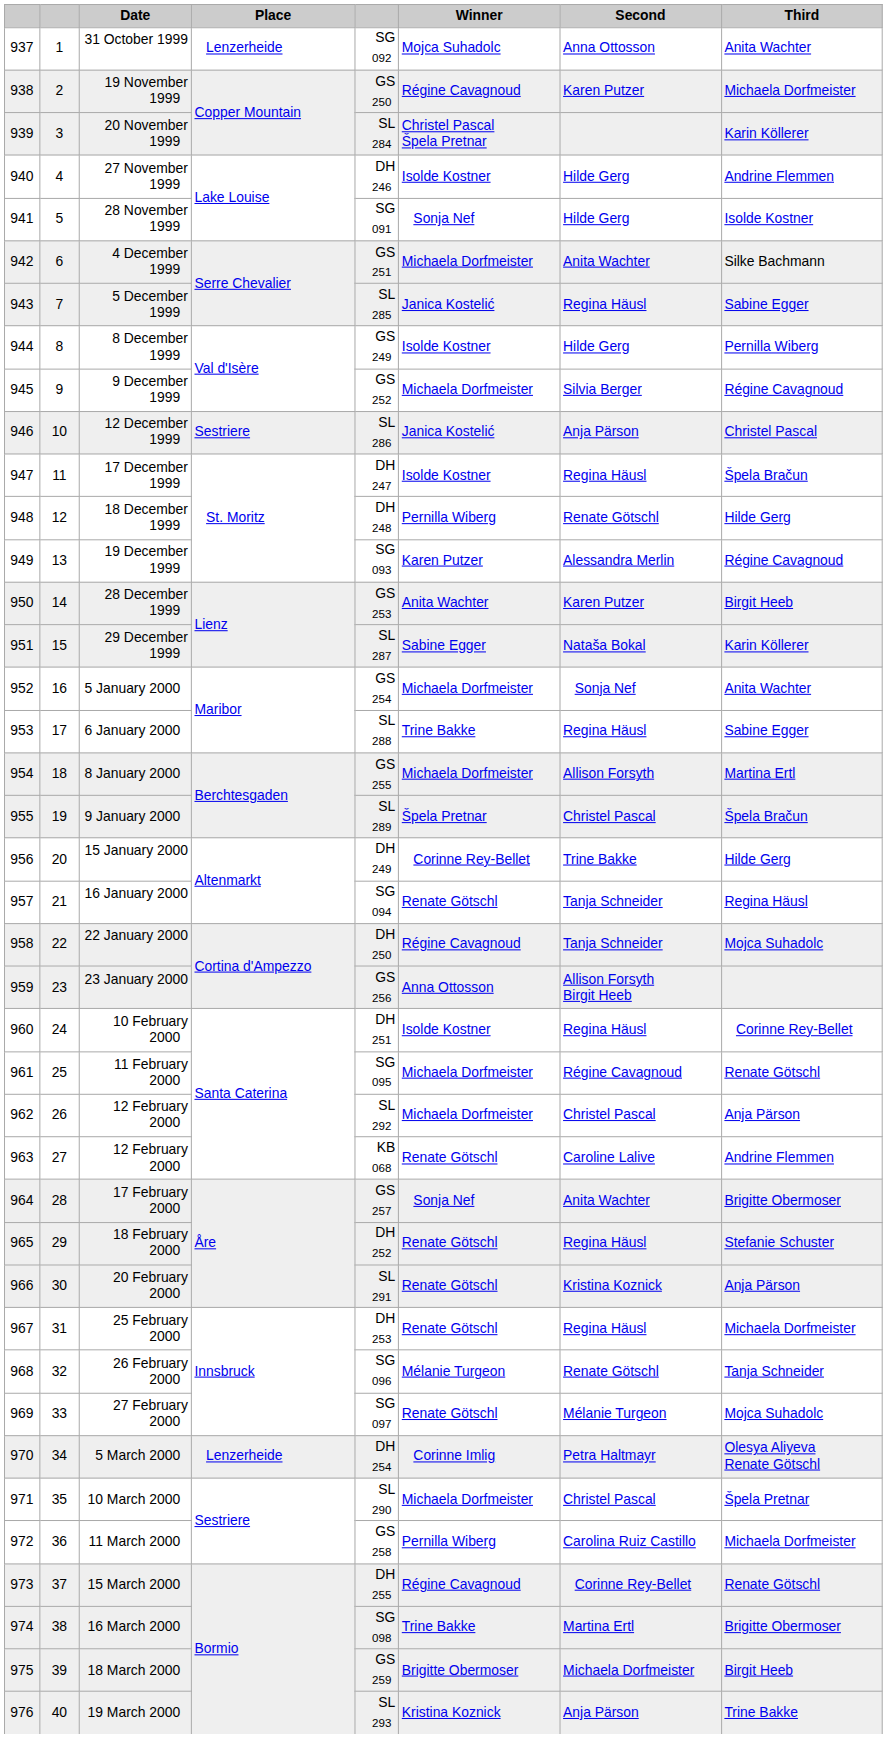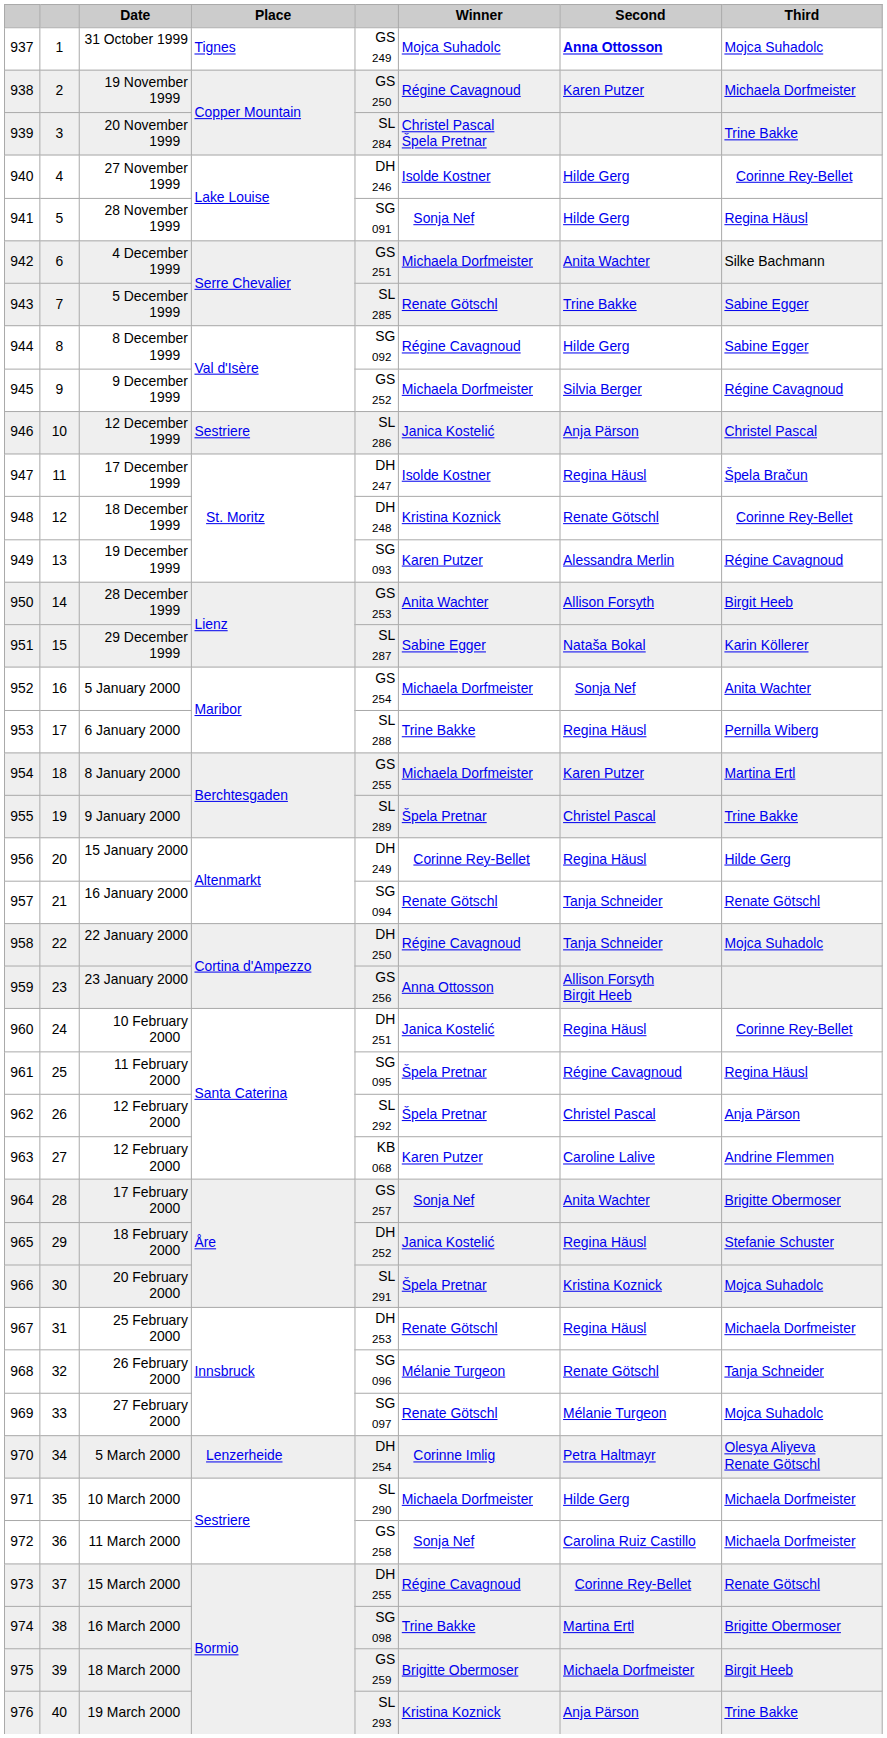(238, 48) Lenzerheide -> (215, 48) Tignes
(384, 47) SG 092 -> (384, 47) GS 249
(609, 48) normal -> (613, 48) bold
(768, 48) Anita Wachter -> (774, 48) Mojca Suhadolc
(766, 133) Karin Köllerer -> (761, 133) Trine Bakke
(779, 176) Andrine Flemmen -> (788, 176) Corinne Rey-Bellet
(769, 219) Isolde Kostner -> (766, 219) Regina Häusl
(448, 304) Janica Kostelić -> (450, 304) Renate Götschl
(605, 304) Regina Häusl -> (600, 304) Trine Bakke
(384, 346) GS 249 -> (384, 346) SG 092
(446, 347) Isolde Kostner -> (461, 347) Régine Cavagnoud
(771, 347) Pernilla Wiberg -> (766, 347) Sabine Egger
(449, 517) Pernilla Wiberg -> (451, 517) Kristina Koznick
(758, 517) Hilde Gerg -> (788, 517) Corinne Rey-Bellet
(604, 603) Karen Putzer -> (609, 603) Allison Forsyth
(766, 731) Sabine Egger -> (771, 731) Pernilla Wiberg
(609, 773) Allison Forsyth -> (604, 773) Karen Putzer
(766, 816) Špela Bračun -> (761, 816) Trine Bakke
(600, 859) Trine Bakke -> (605, 859) Regina Häusl
(766, 901) Regina Häusl -> (772, 901) Renate Götschl
(446, 1029) Isolde Kostner -> (448, 1029) Janica Kostelić
(467, 1072) Michaela Dorfmeister -> (444, 1072) Špela Pretnar
(772, 1072) Renate Götschl -> (766, 1072) Regina Häusl
(467, 1115) Michaela Dorfmeister -> (444, 1115) Špela Pretnar
(450, 1157) Renate Götschl -> (442, 1157) Karen Putzer
(450, 1243) Renate Götschl -> (448, 1243) Janica Kostelić
(450, 1285) Renate Götschl -> (444, 1285) Špela Pretnar
(762, 1285) Anja Pärson -> (774, 1285) Mojca Suhadolc
(609, 1499) Christel Pascal -> (596, 1499) Hilde Gerg
(767, 1499) Špela Pretnar -> (790, 1499) Michaela Dorfmeister
(449, 1541) Pernilla Wiberg -> (438, 1541) Sonja Nef
